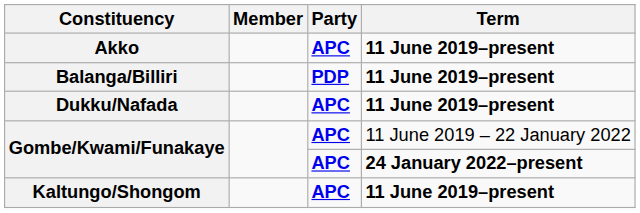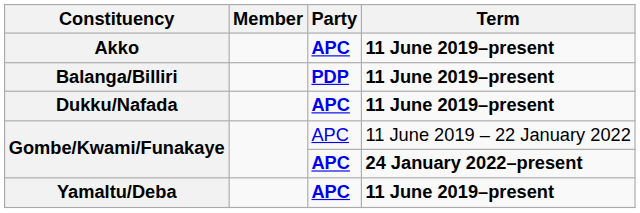(331, 134) bold -> (330, 134) normal
- row: (117, 192)
+ row: (117, 192)
